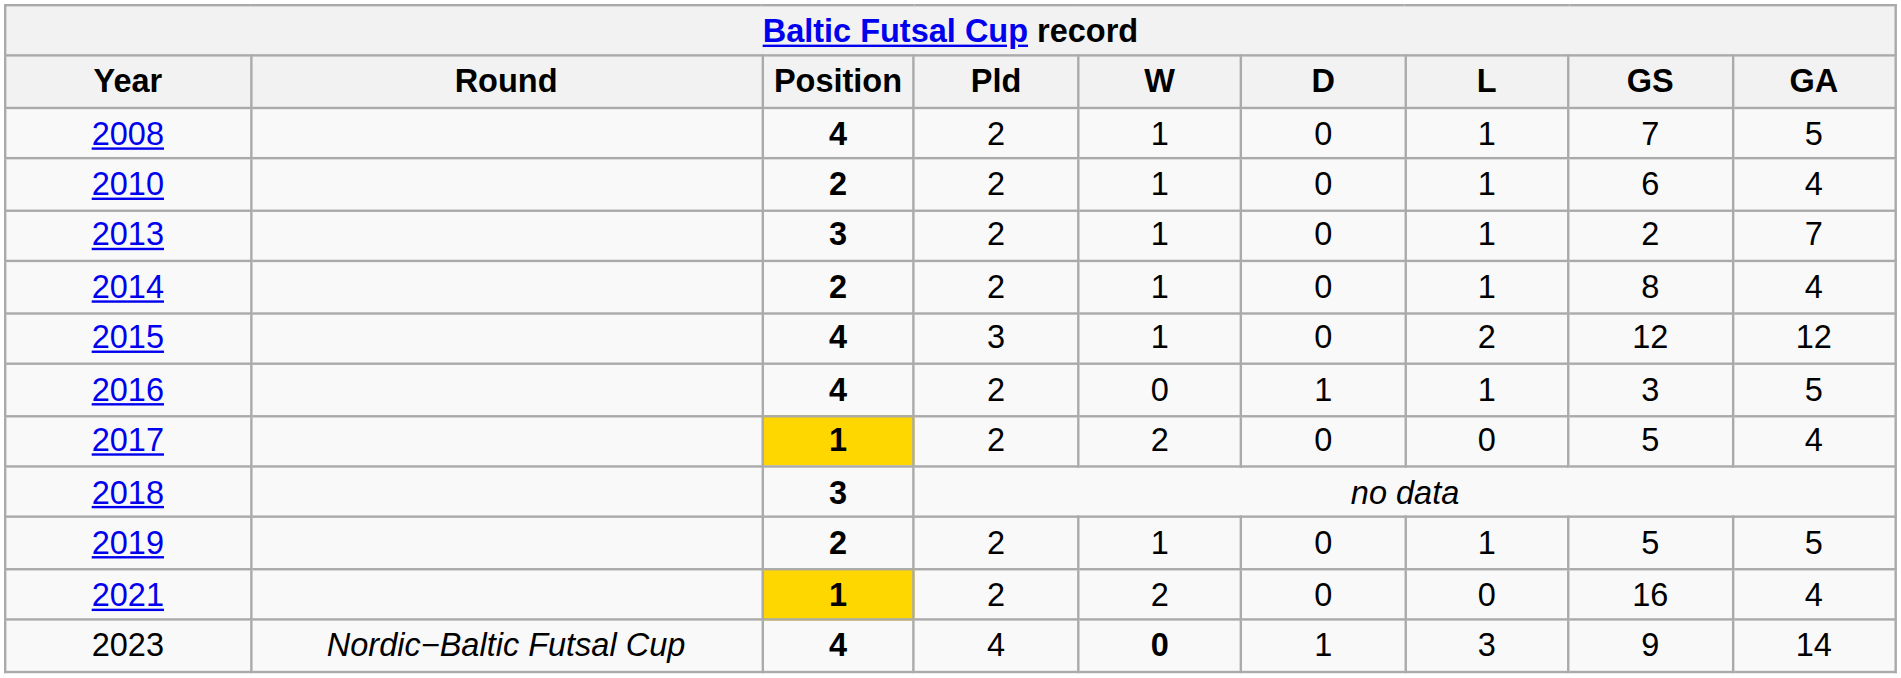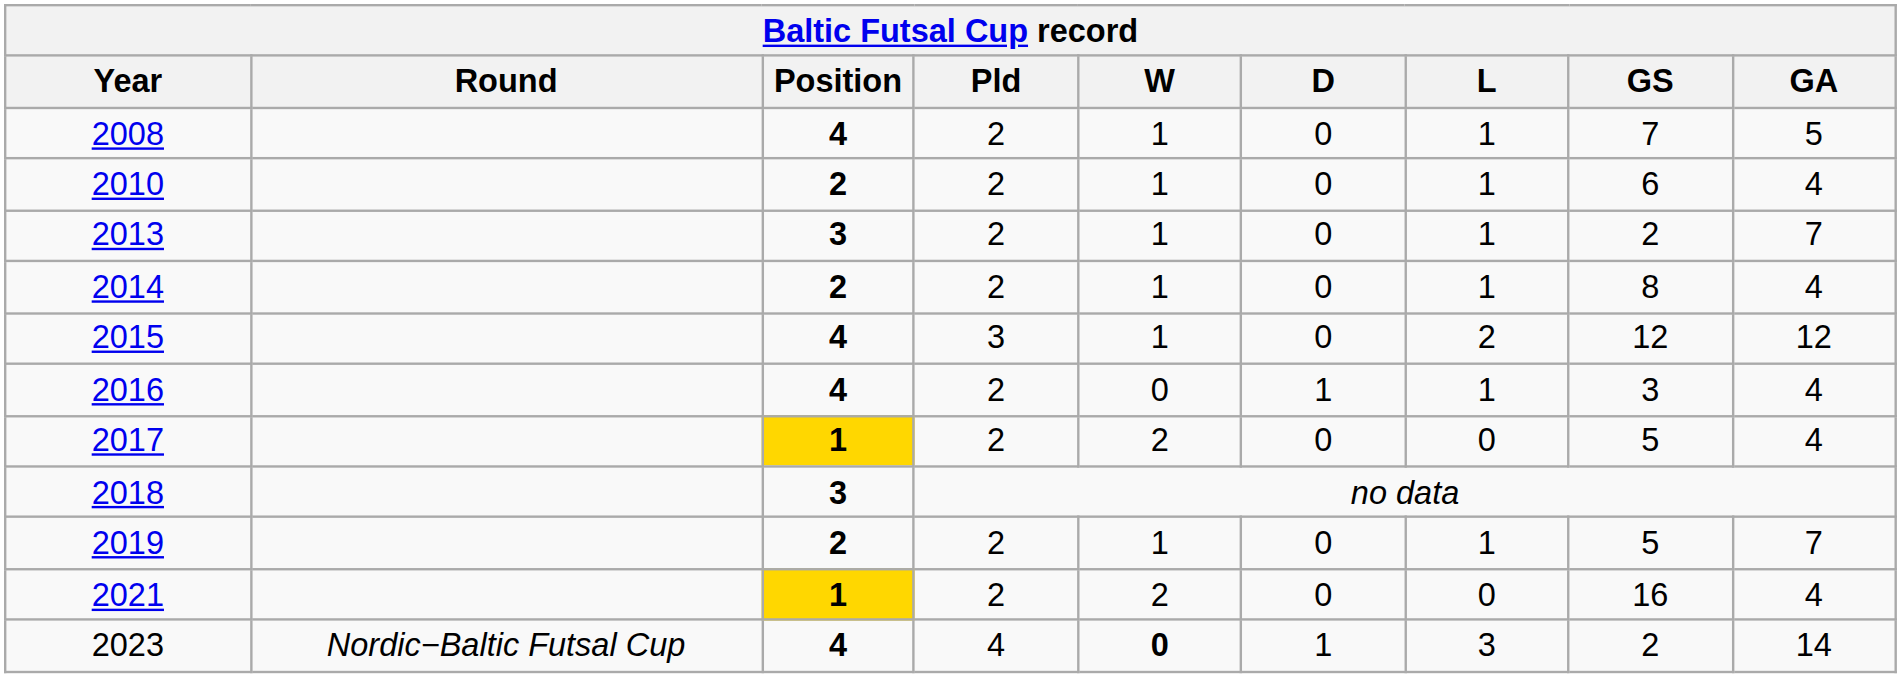(1814, 389) 5 -> (1814, 389) 4
(1814, 543) 5 -> (1814, 543) 7
(1650, 645) 9 -> (1650, 645) 2
